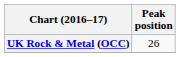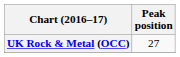(154, 43) 26 -> (154, 43) 27
